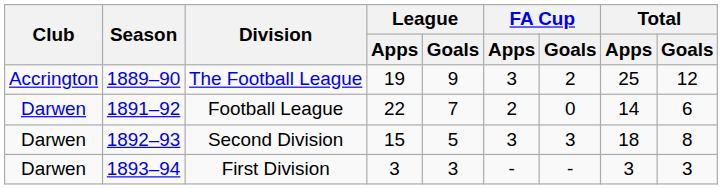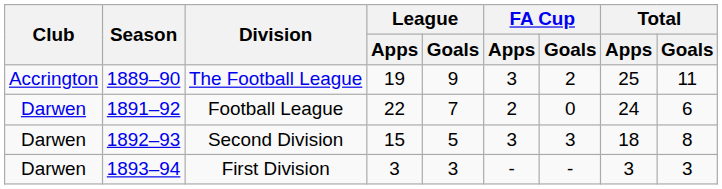(687, 79) 12 -> (687, 79) 11
(629, 109) 14 -> (629, 109) 24
